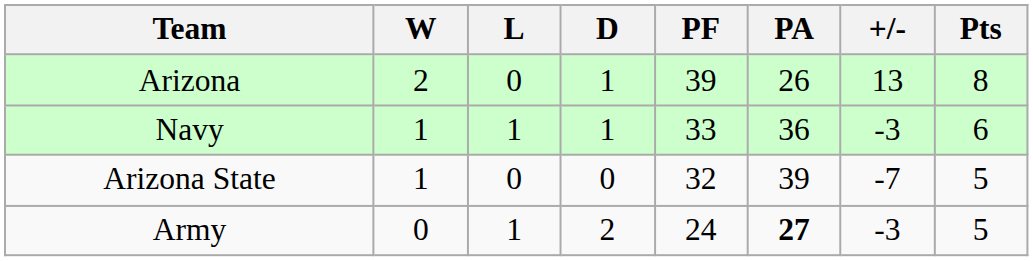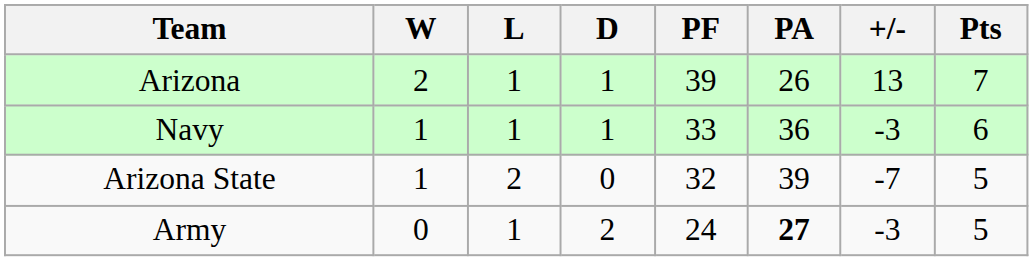(514, 79) 0 -> (514, 79) 1
(981, 79) 8 -> (981, 79) 7
(514, 179) 0 -> (514, 179) 2
